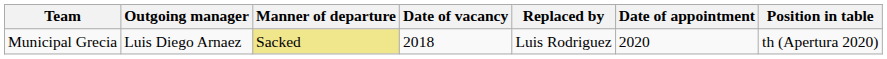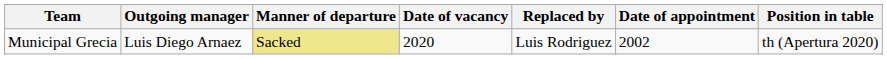(419, 41) 2018 -> (419, 41) 2020
(634, 41) 2020 -> (634, 41) 2002
